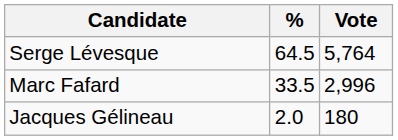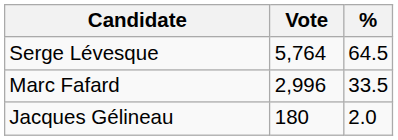columns swapped: (356, 20) <-> (295, 20)
